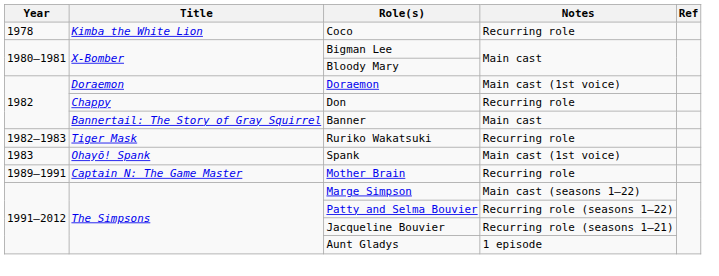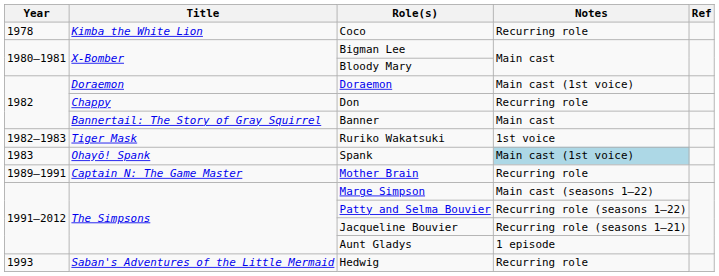(529, 138) Recurring role -> (526, 138) 1st voice
(552, 156) no background -> (565, 156) lightblue background
+ row: (359, 262)
